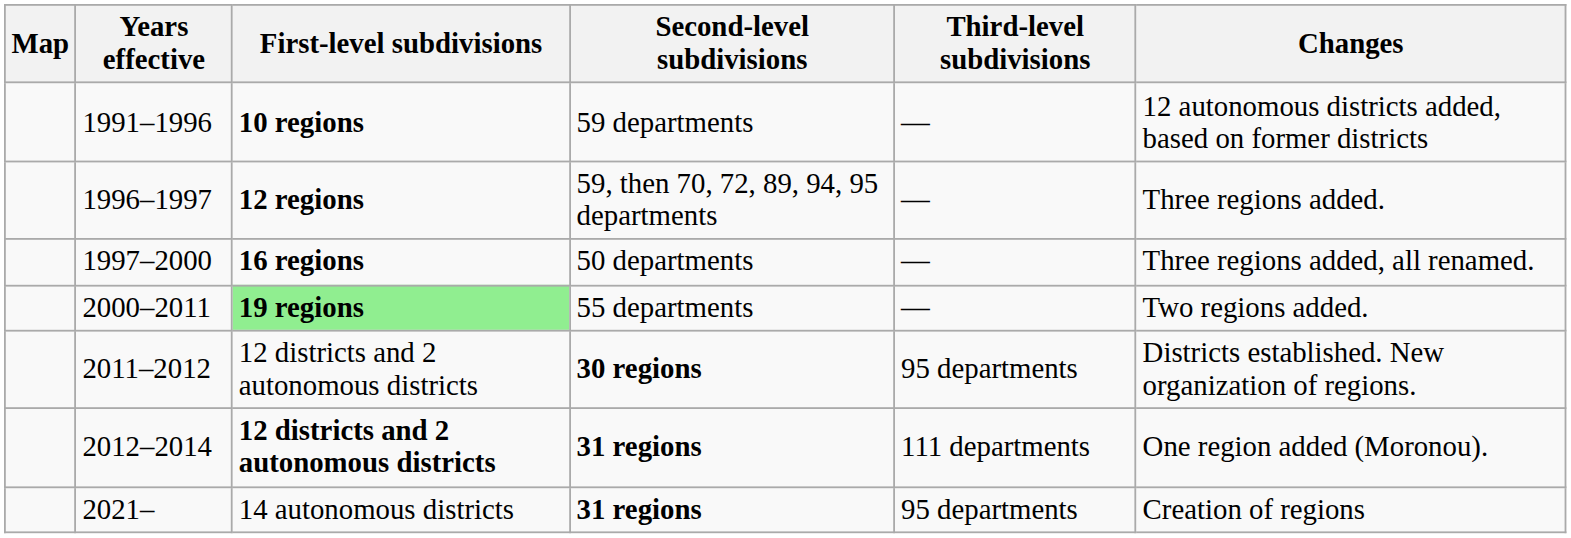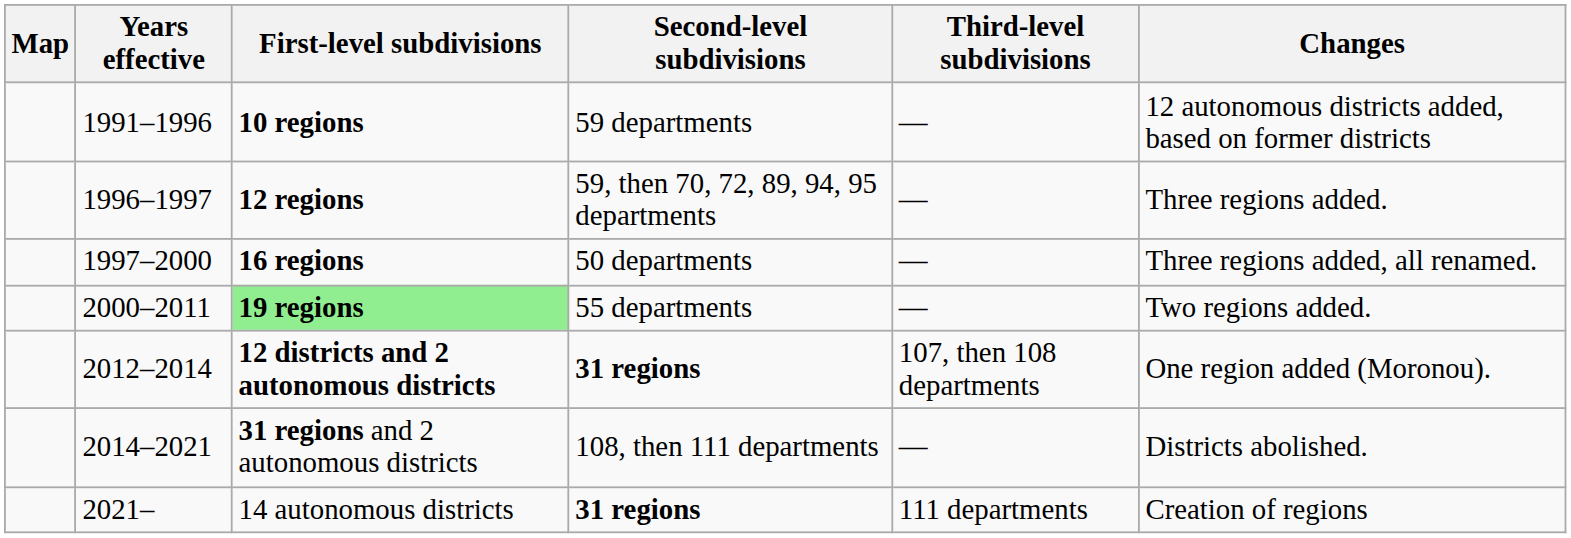- row: (147, 369)
(996, 447) 111 departments -> (978, 369) 107, then 108 departments
+ row: (147, 447)
(989, 509) 95 departments -> (993, 509) 111 departments
